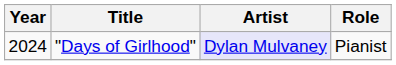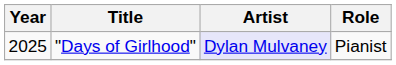(28, 45) 2024 -> (28, 45) 2025
